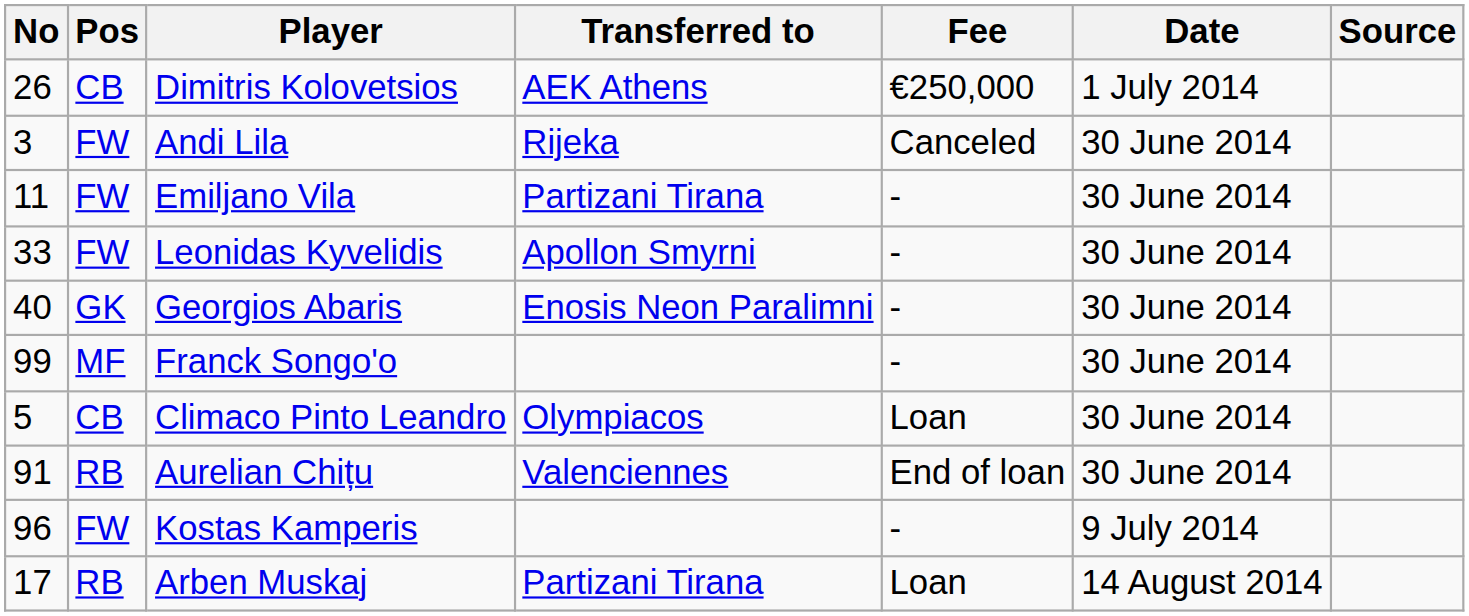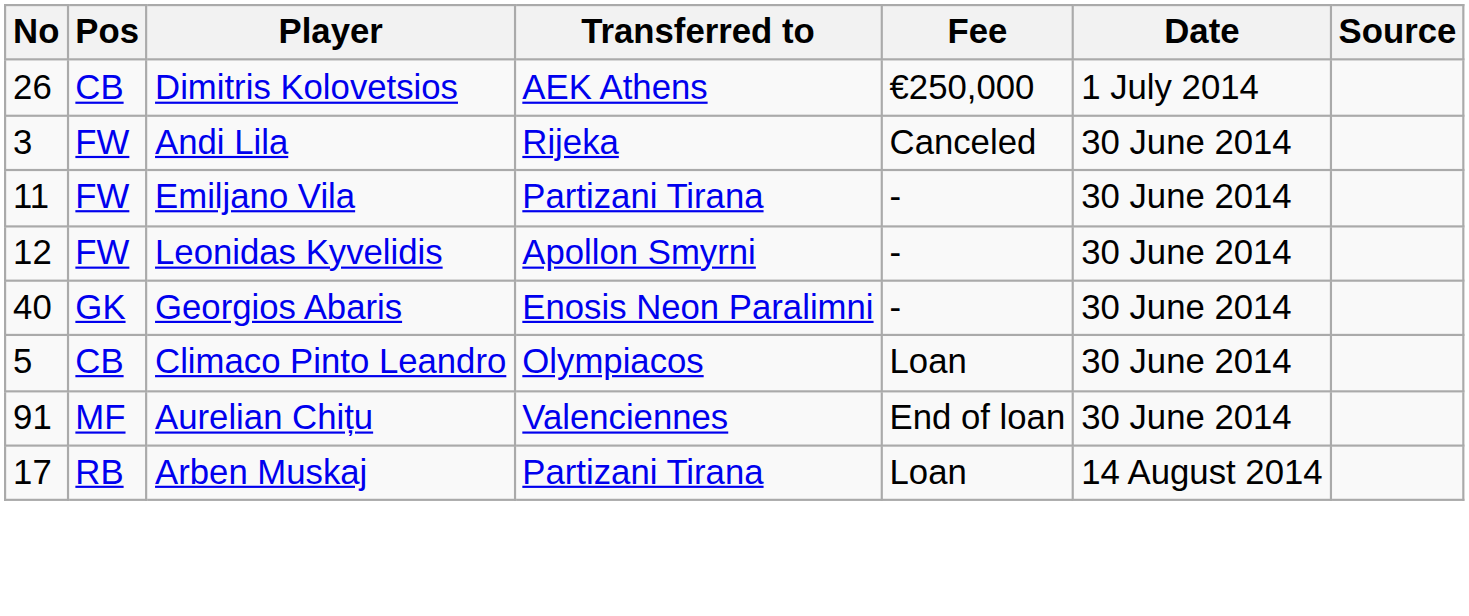(32, 252) 33 -> (32, 252) 12
- row: (276, 362)
(99, 472) RB -> (100, 417) MF
- row: (286, 527)
